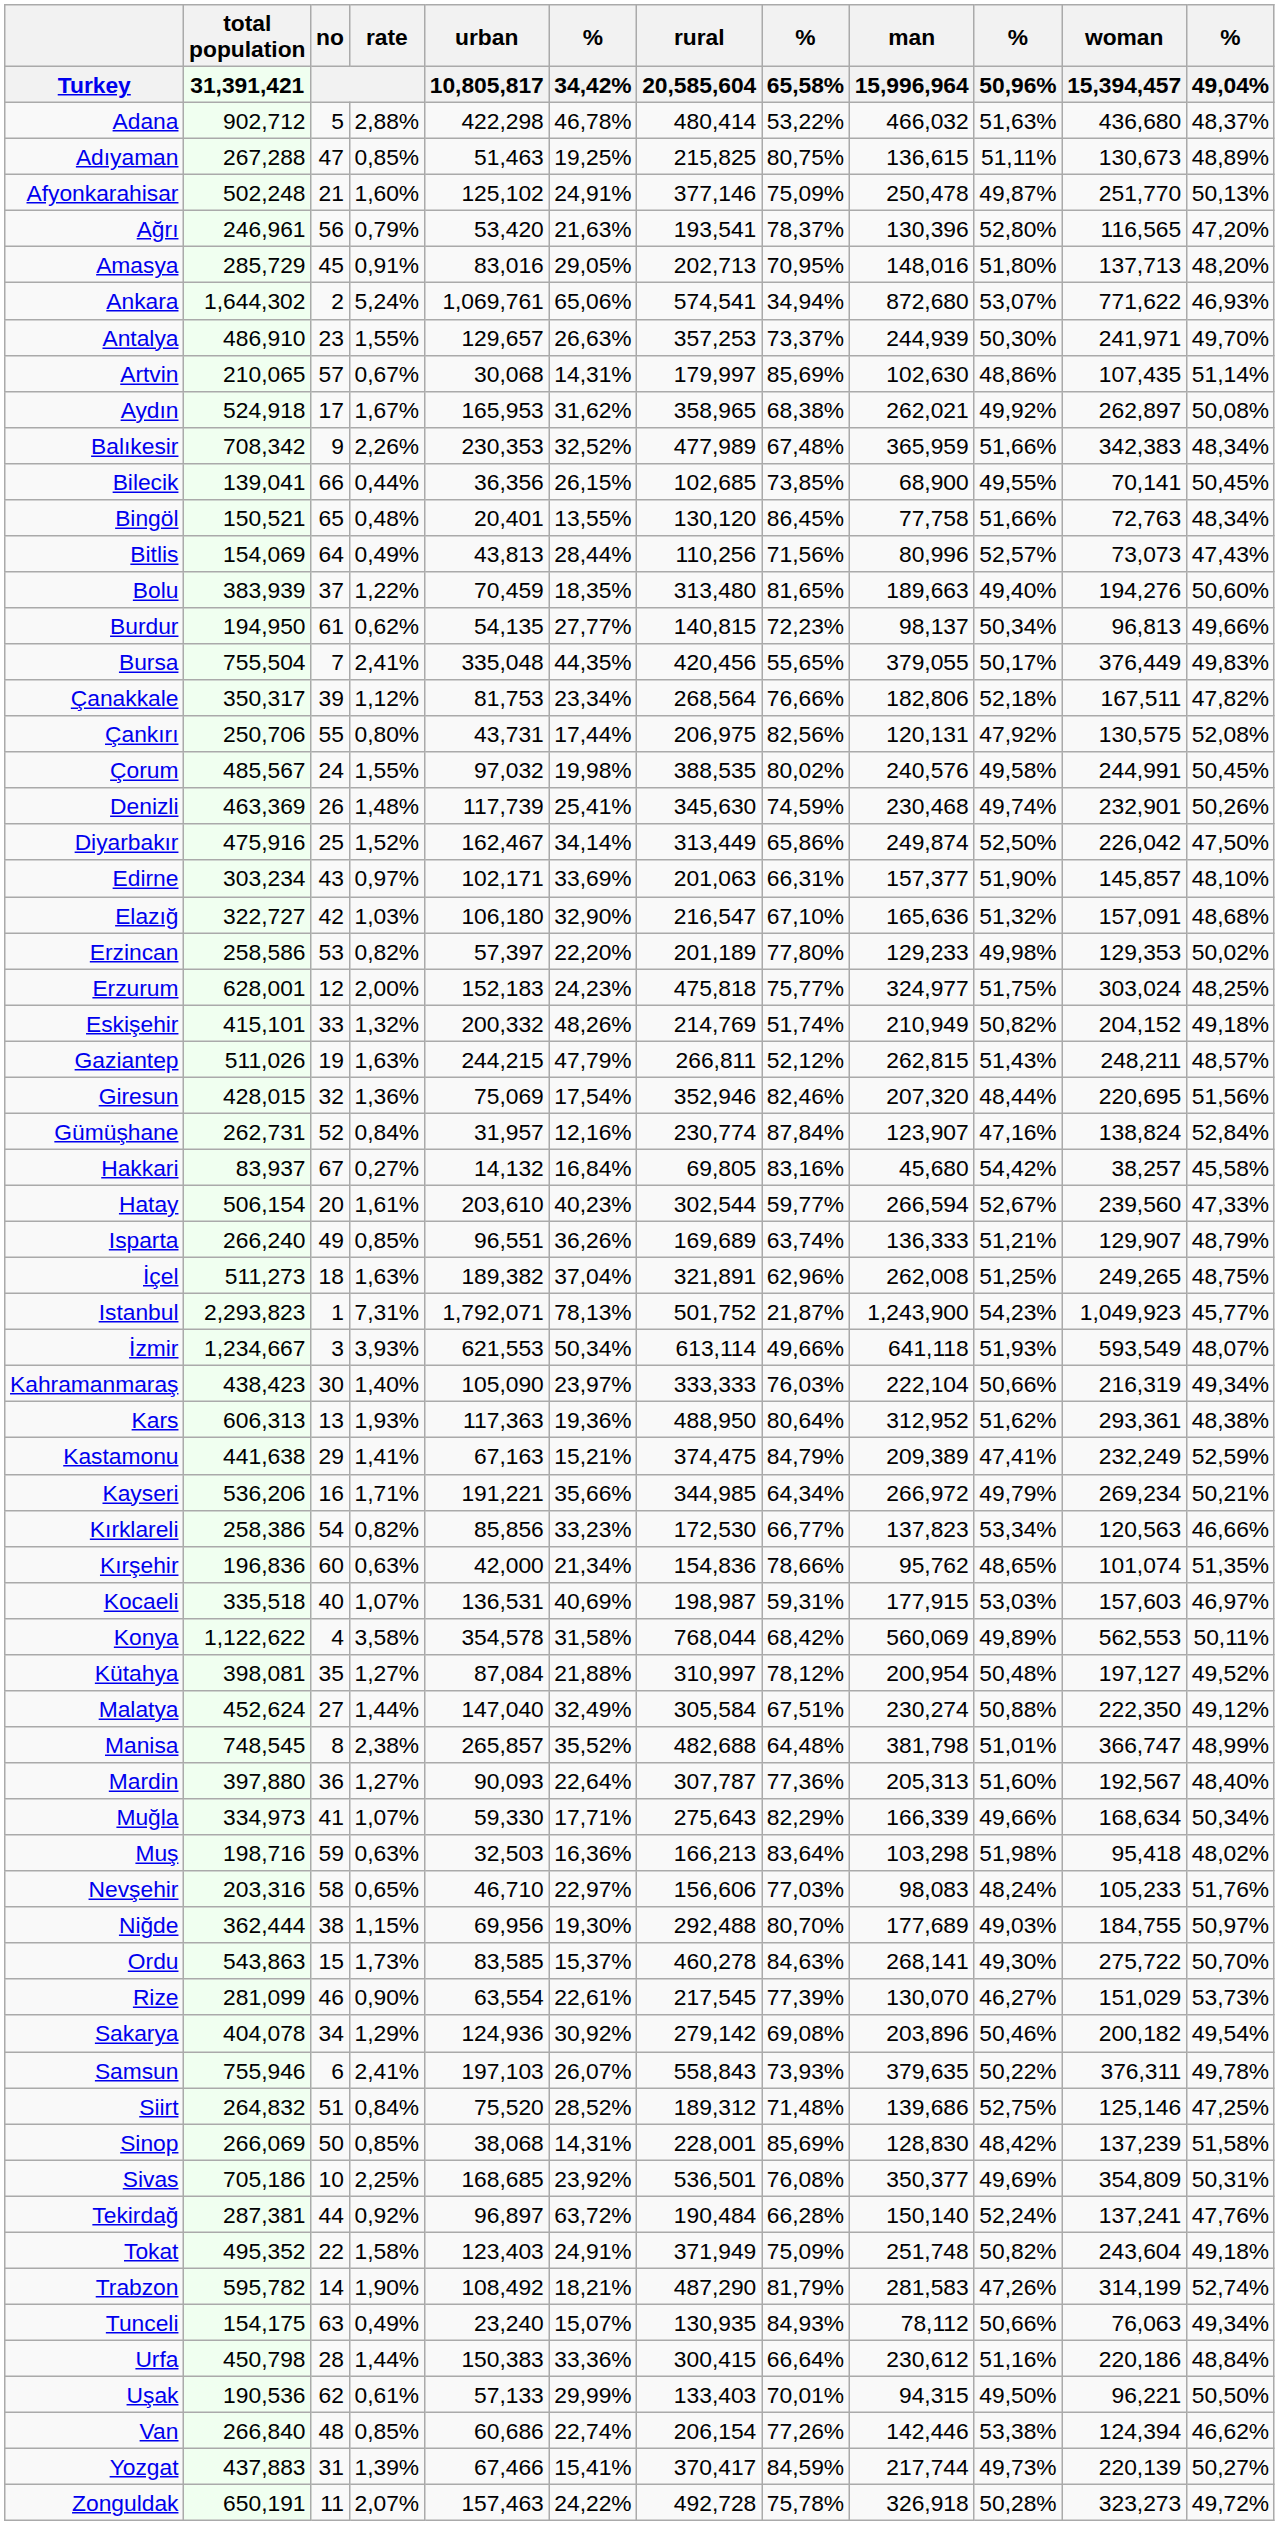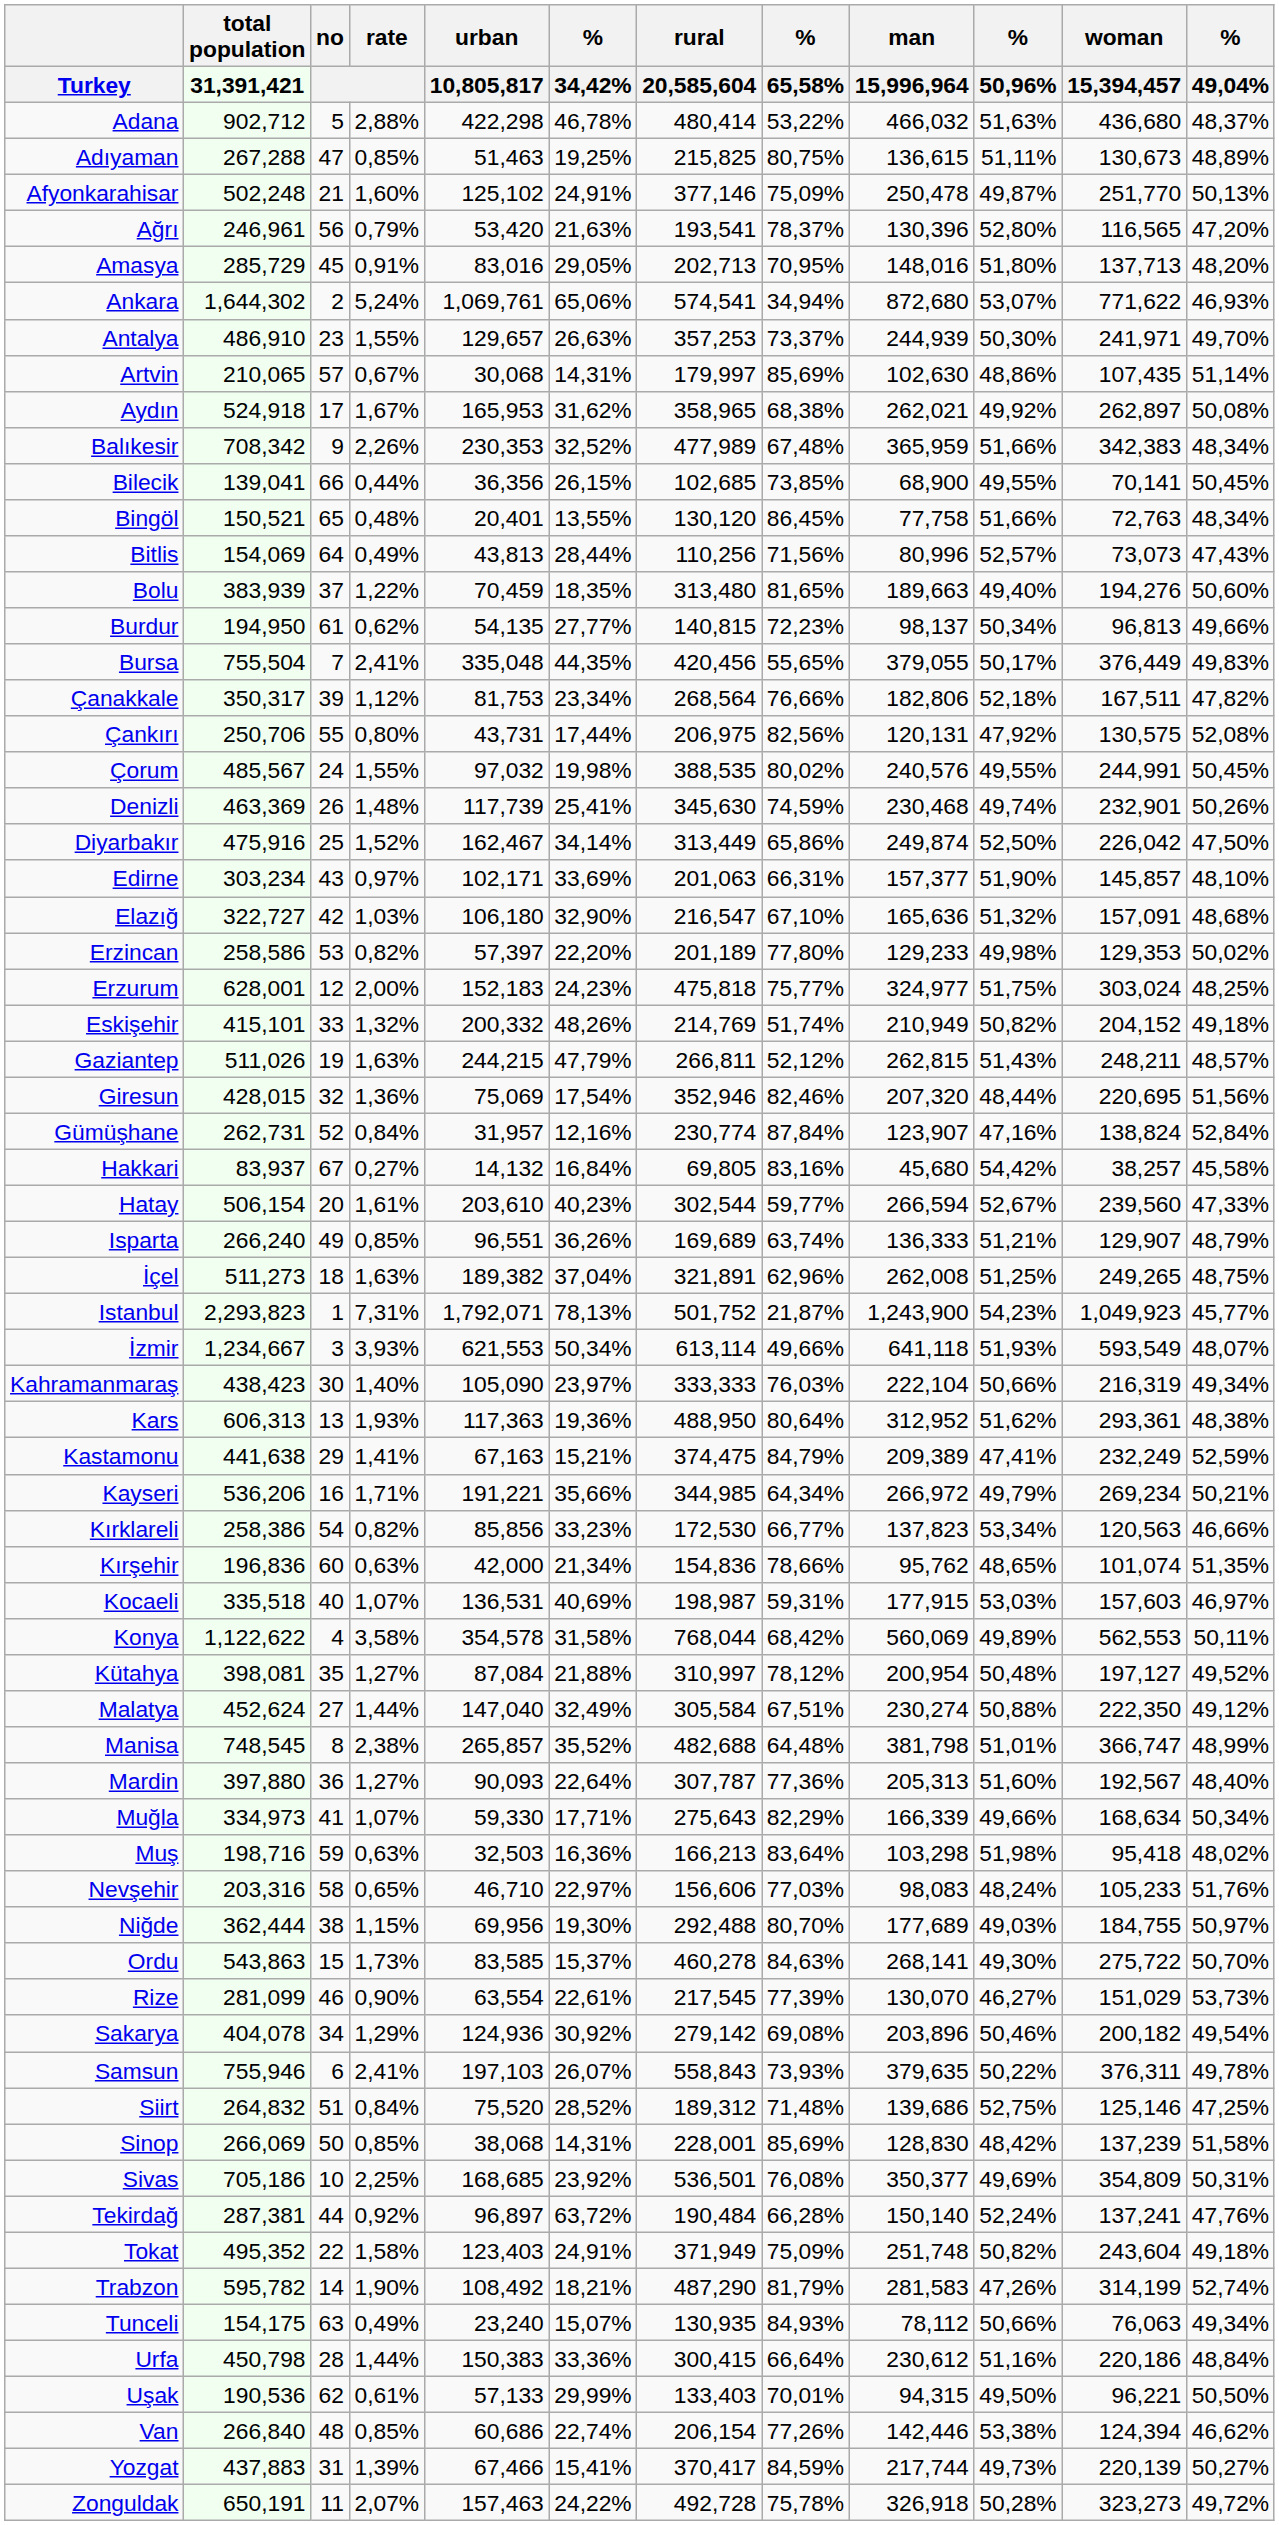(1018, 770) 49,58% -> (1018, 770) 49,55%
